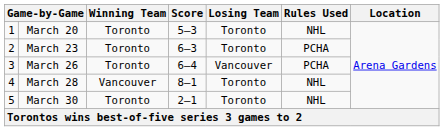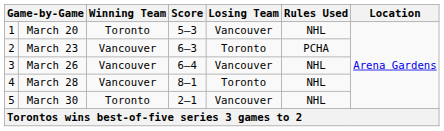(244, 30) Toronto -> (244, 30) Vancouver
(128, 48) Toronto -> (128, 48) Vancouver
(128, 65) Toronto -> (128, 65) Vancouver
(316, 65) PCHA -> (316, 65) NHL
(244, 100) Toronto -> (244, 100) Vancouver
